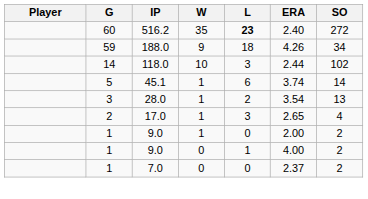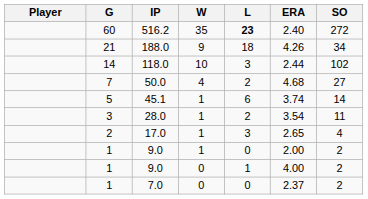(109, 47) 59 -> (109, 47) 21
+ row: (155, 82)
(340, 99) 13 -> (340, 116) 11
